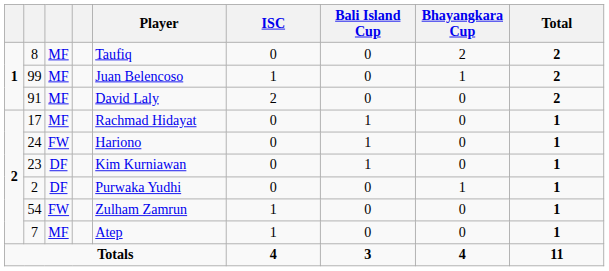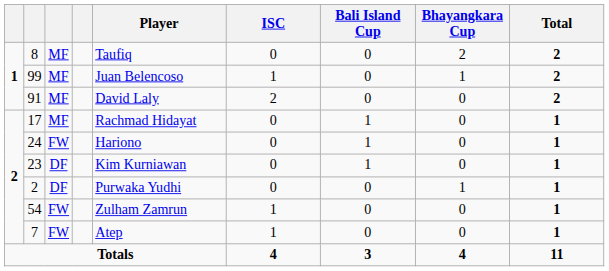(59, 232) MF -> (59, 232) FW
